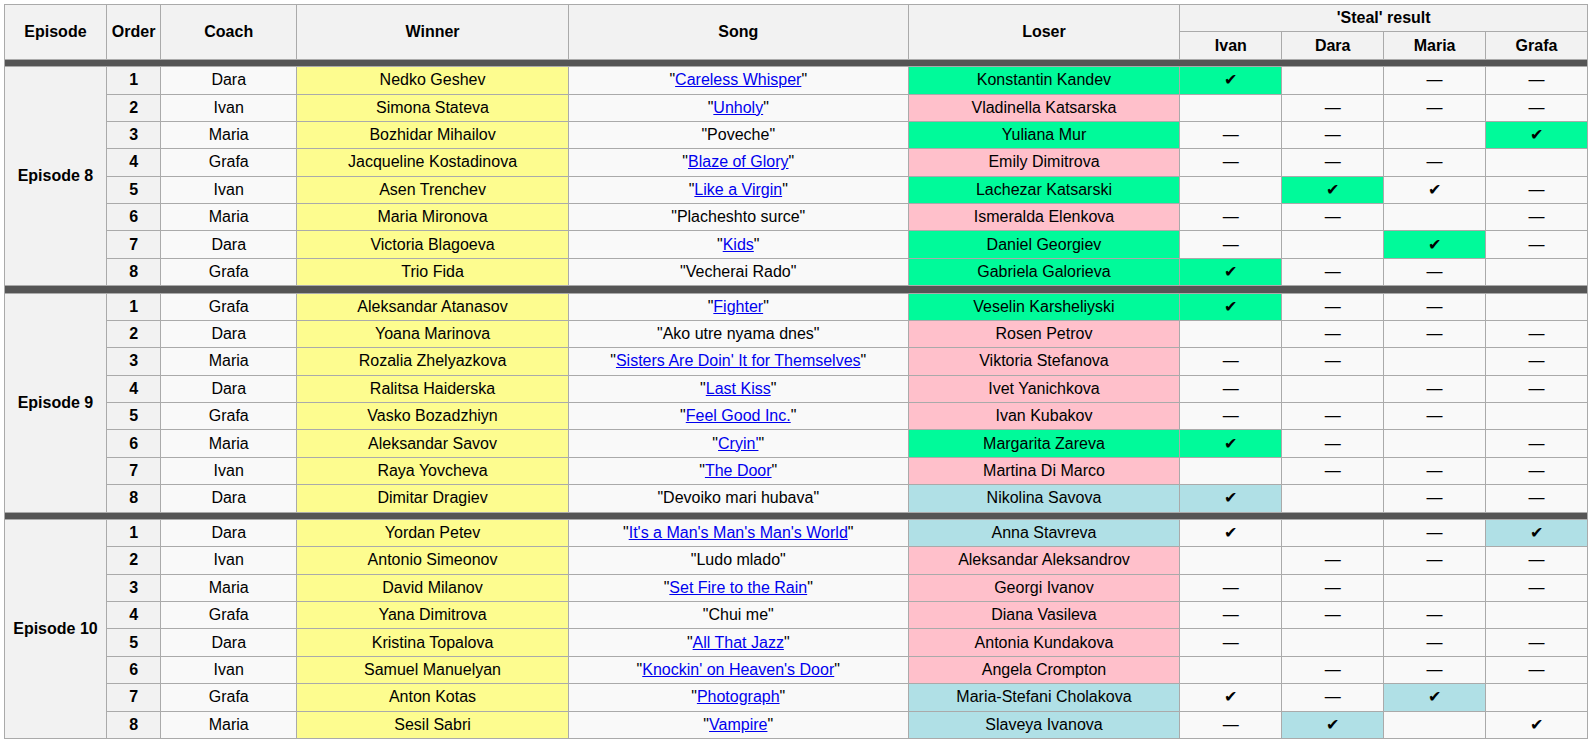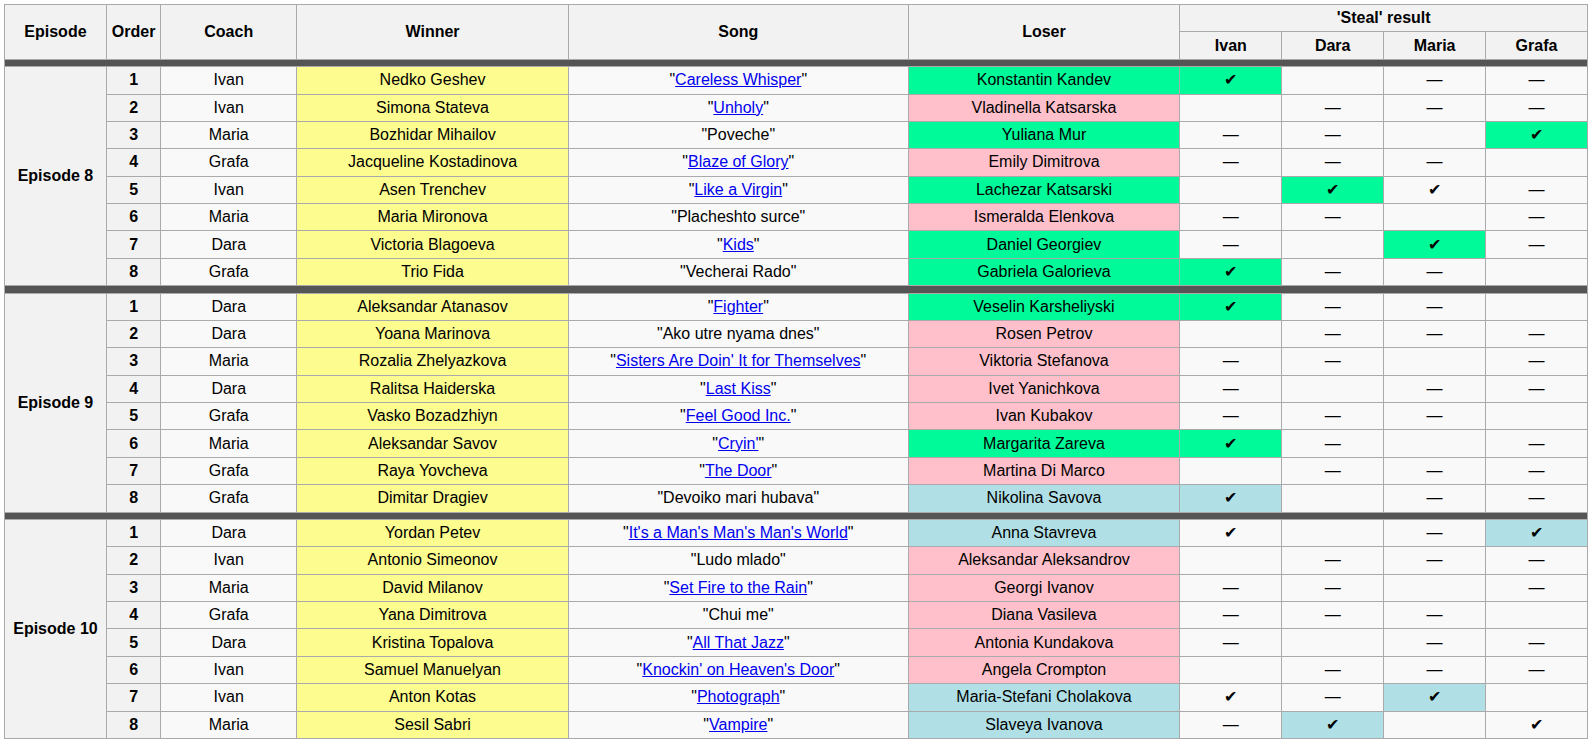(229, 80) Dara -> (229, 80) Ivan
(229, 306) Grafa -> (229, 306) Dara
(229, 470) Ivan -> (229, 470) Grafa
(229, 498) Dara -> (229, 498) Grafa
(229, 697) Grafa -> (229, 697) Ivan
